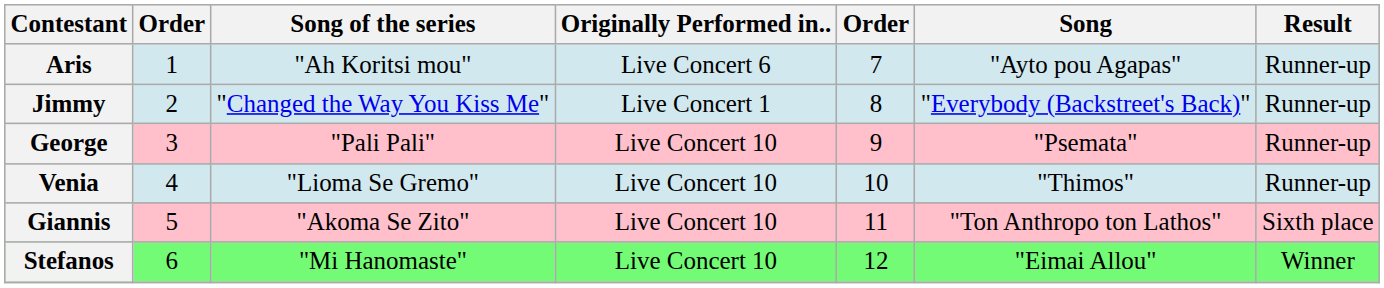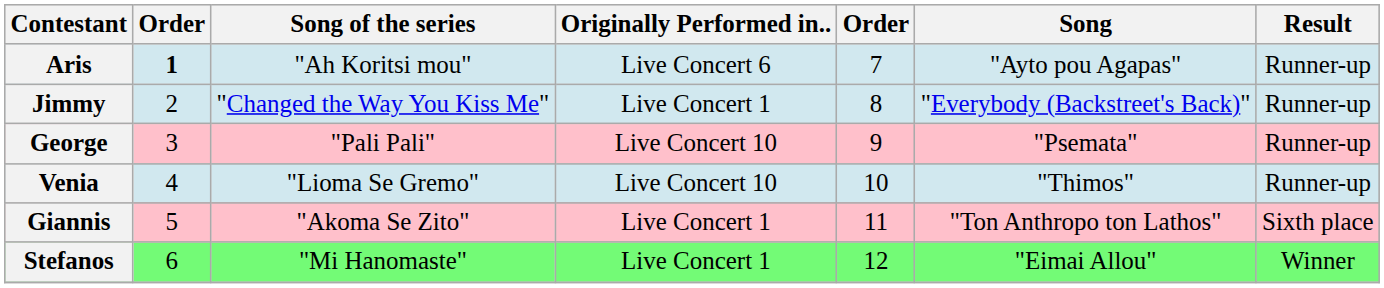(172, 63) normal -> (172, 63) bold
(696, 222) Live Concert 10 -> (696, 222) Live Concert 1
(696, 261) Live Concert 10 -> (696, 261) Live Concert 1
